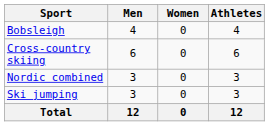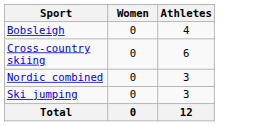- column: (133, 13)
